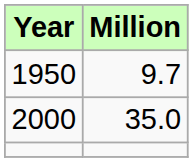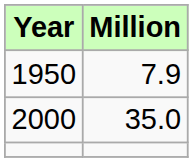(161, 73) 9.7 -> (161, 73) 7.9
